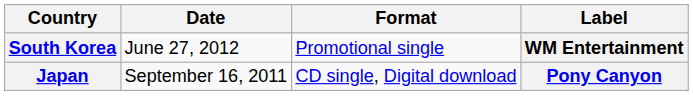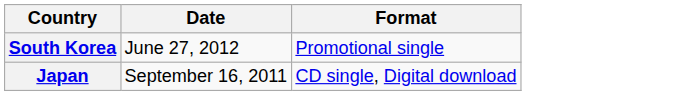- column: (604, 18)
